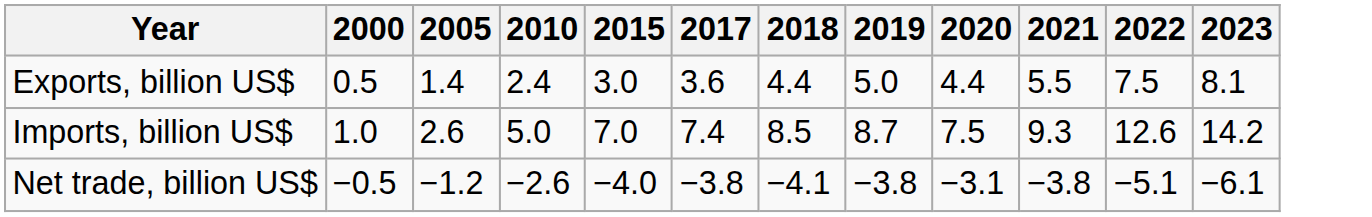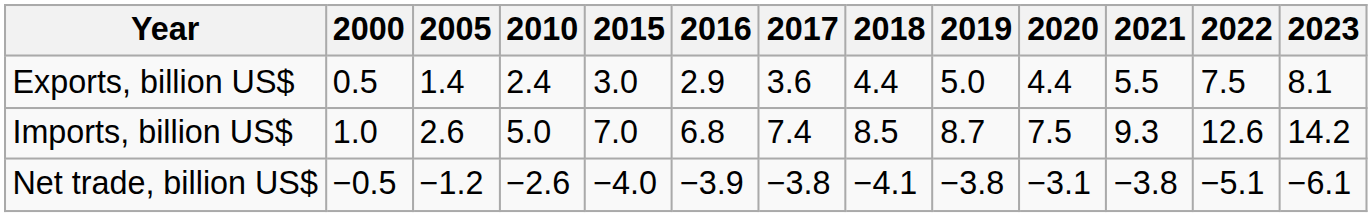+ column: (716, 30)
